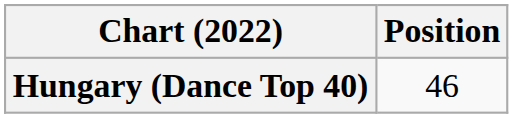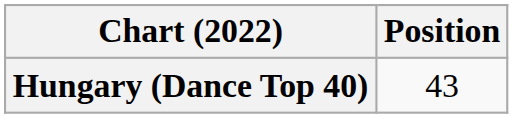(442, 84) 46 -> (442, 84) 43
